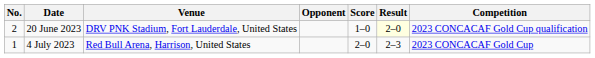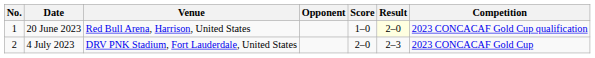(14, 28) 2 -> (14, 28) 1
(191, 28) DRV PNK Stadium, Fort Lauderdale, United States -> (168, 28) Red Bull Arena, Harrison, United States
(14, 45) 1 -> (14, 45) 2
(168, 45) Red Bull Arena, Harrison, United States -> (191, 45) DRV PNK Stadium, Fort Lauderdale, United States
